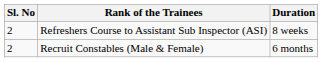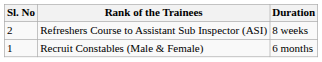(10, 48) 2 -> (10, 48) 1
